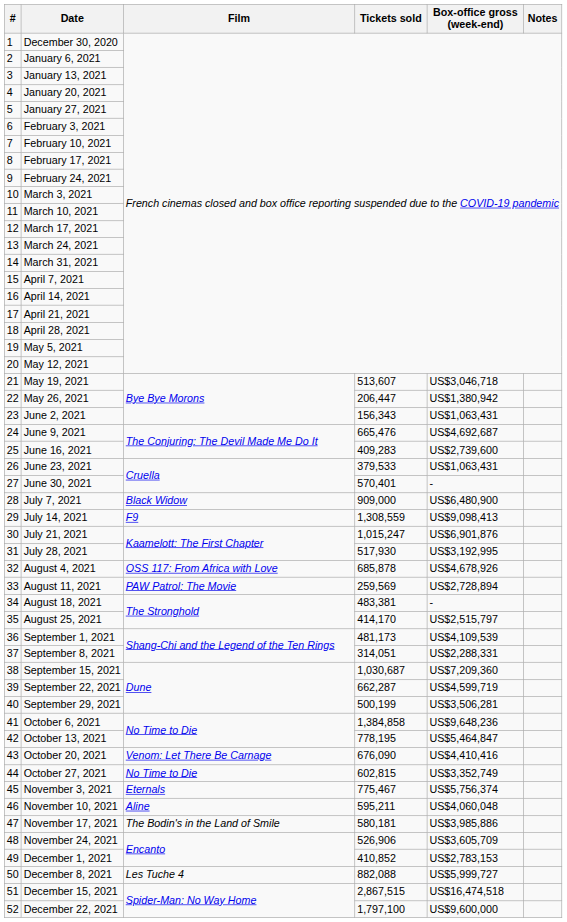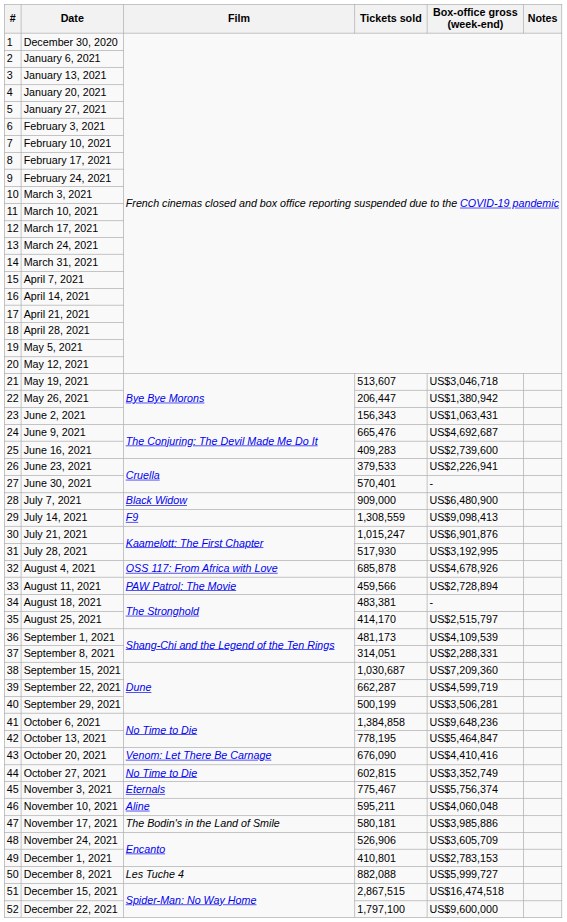(464, 467) US$1,063,431 -> (464, 467) US$2,226,941
(377, 586) 259,569 -> (377, 586) 459,566
(377, 858) 410,852 -> (377, 858) 410,801
